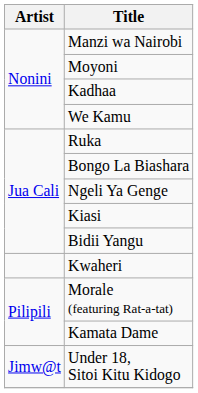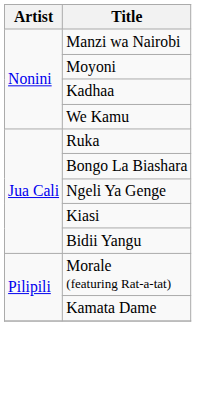- row: (95, 265)
- row: (124, 366)
